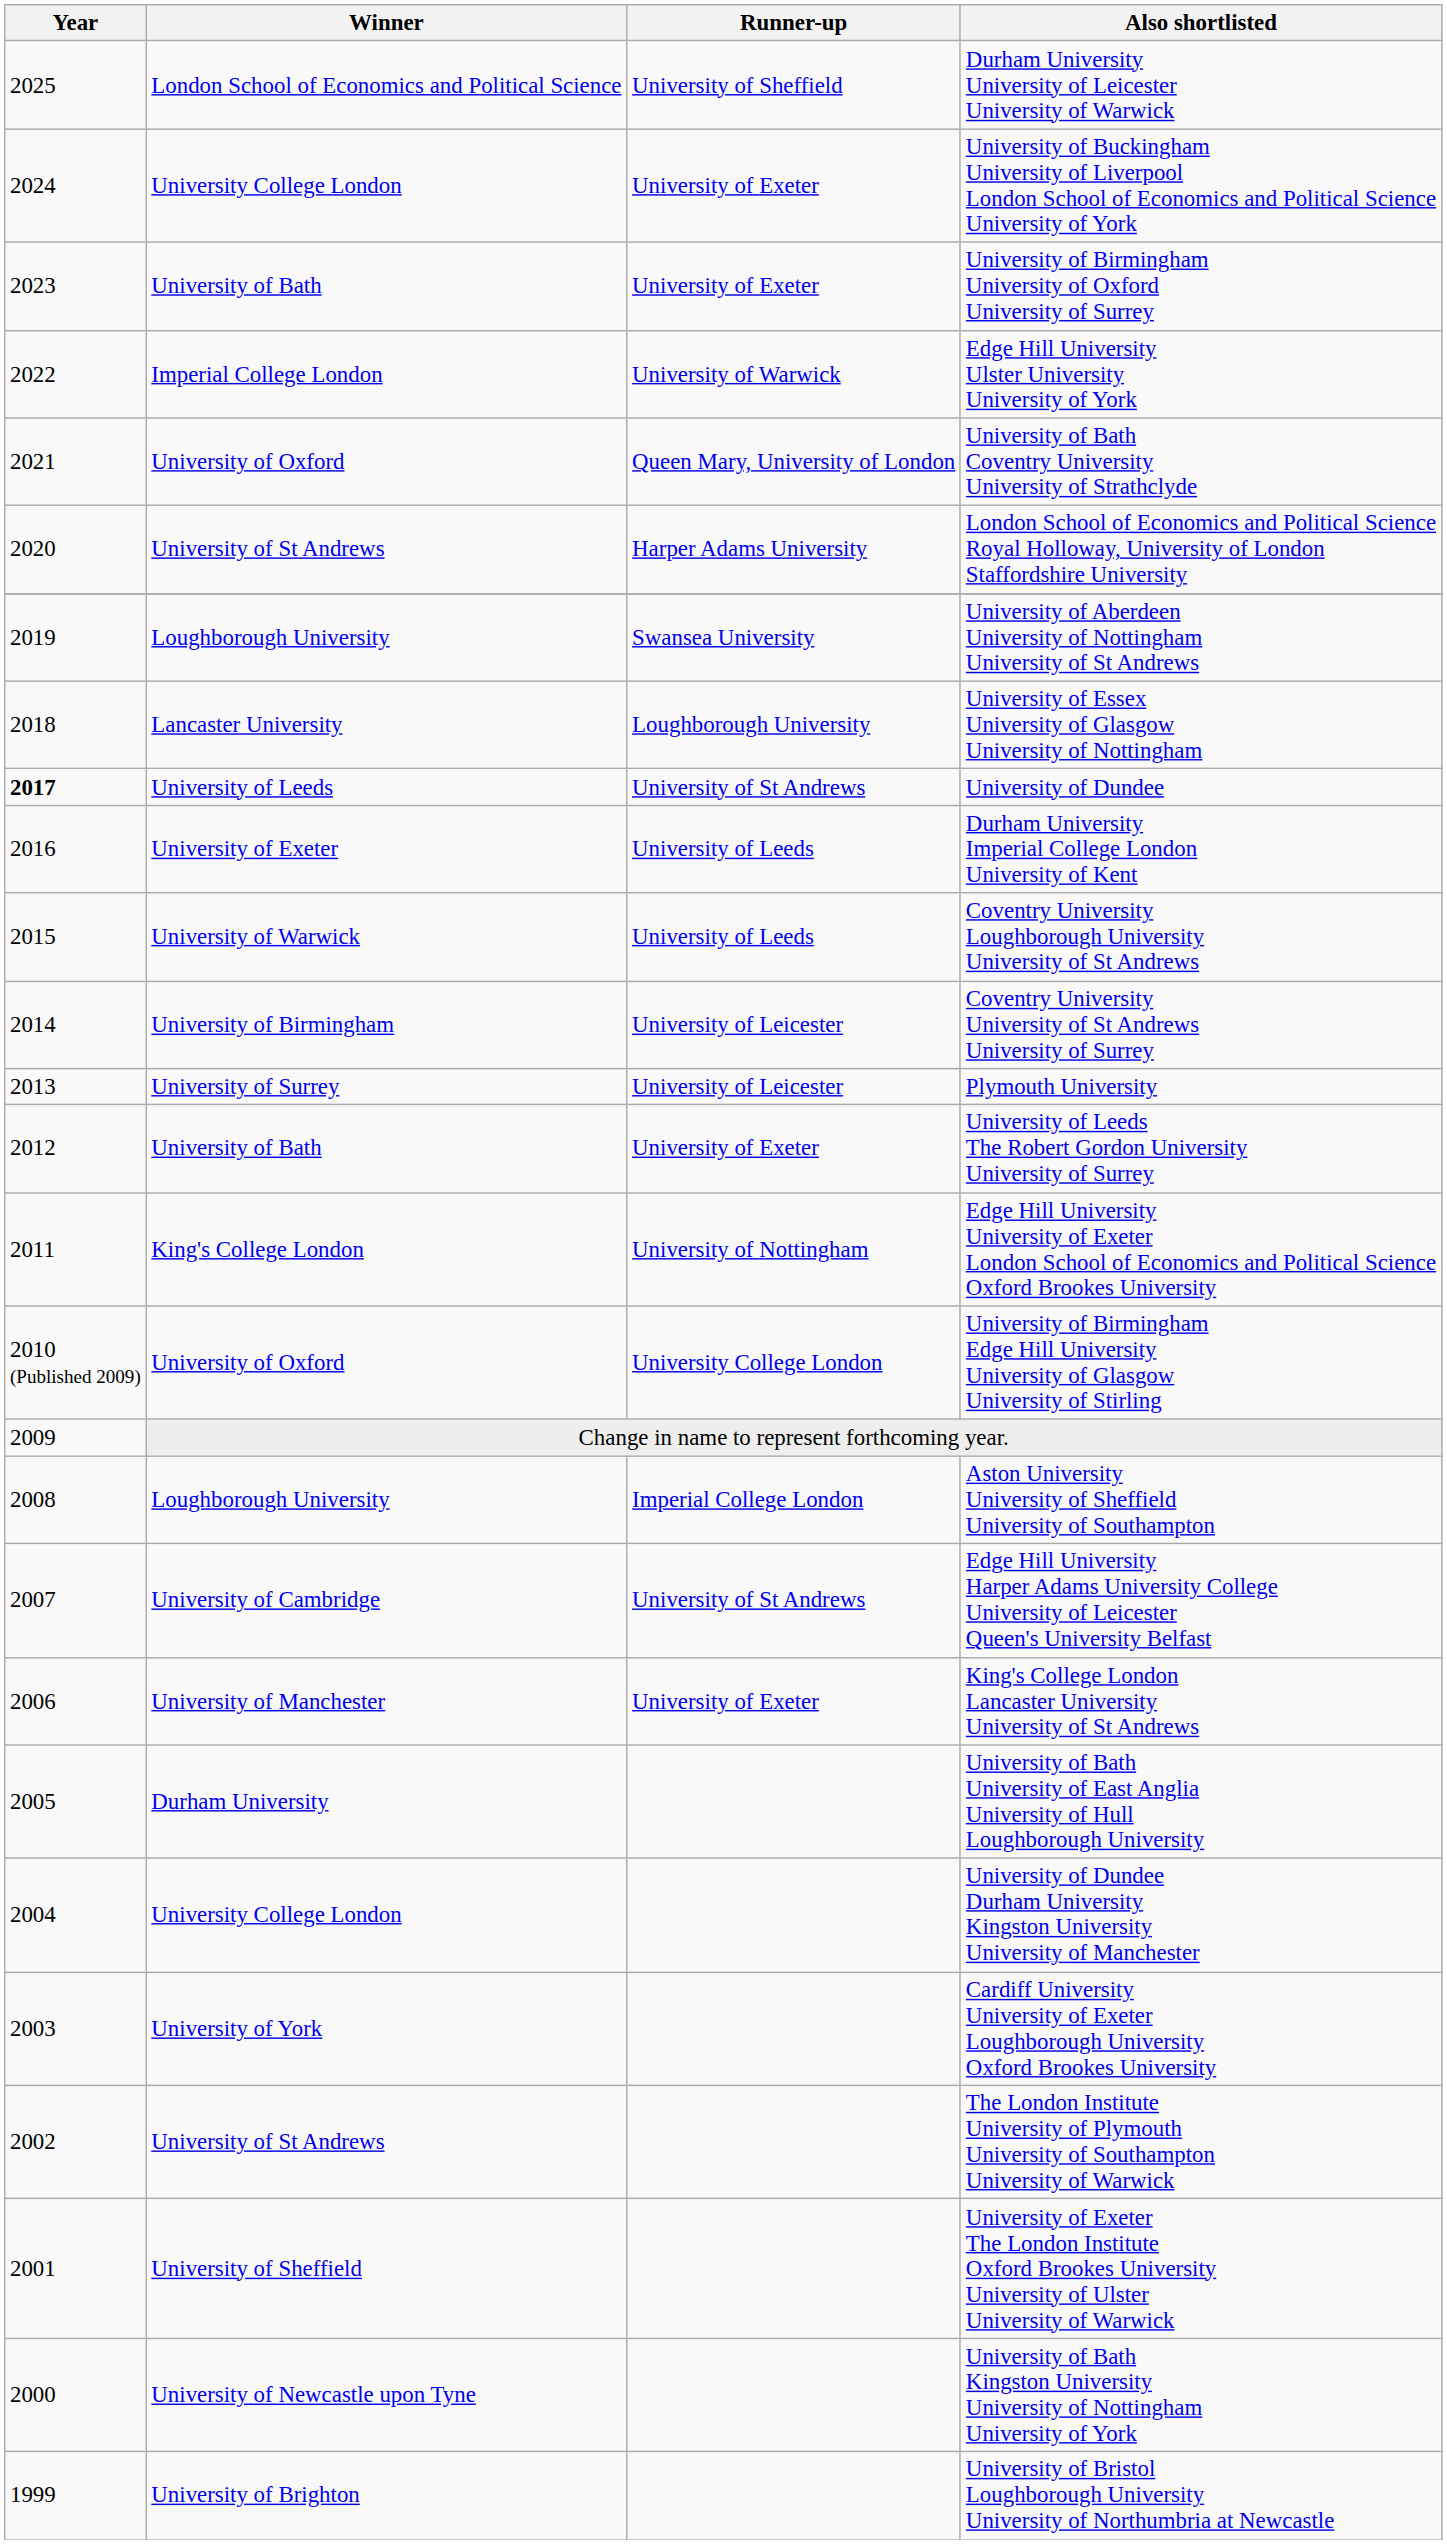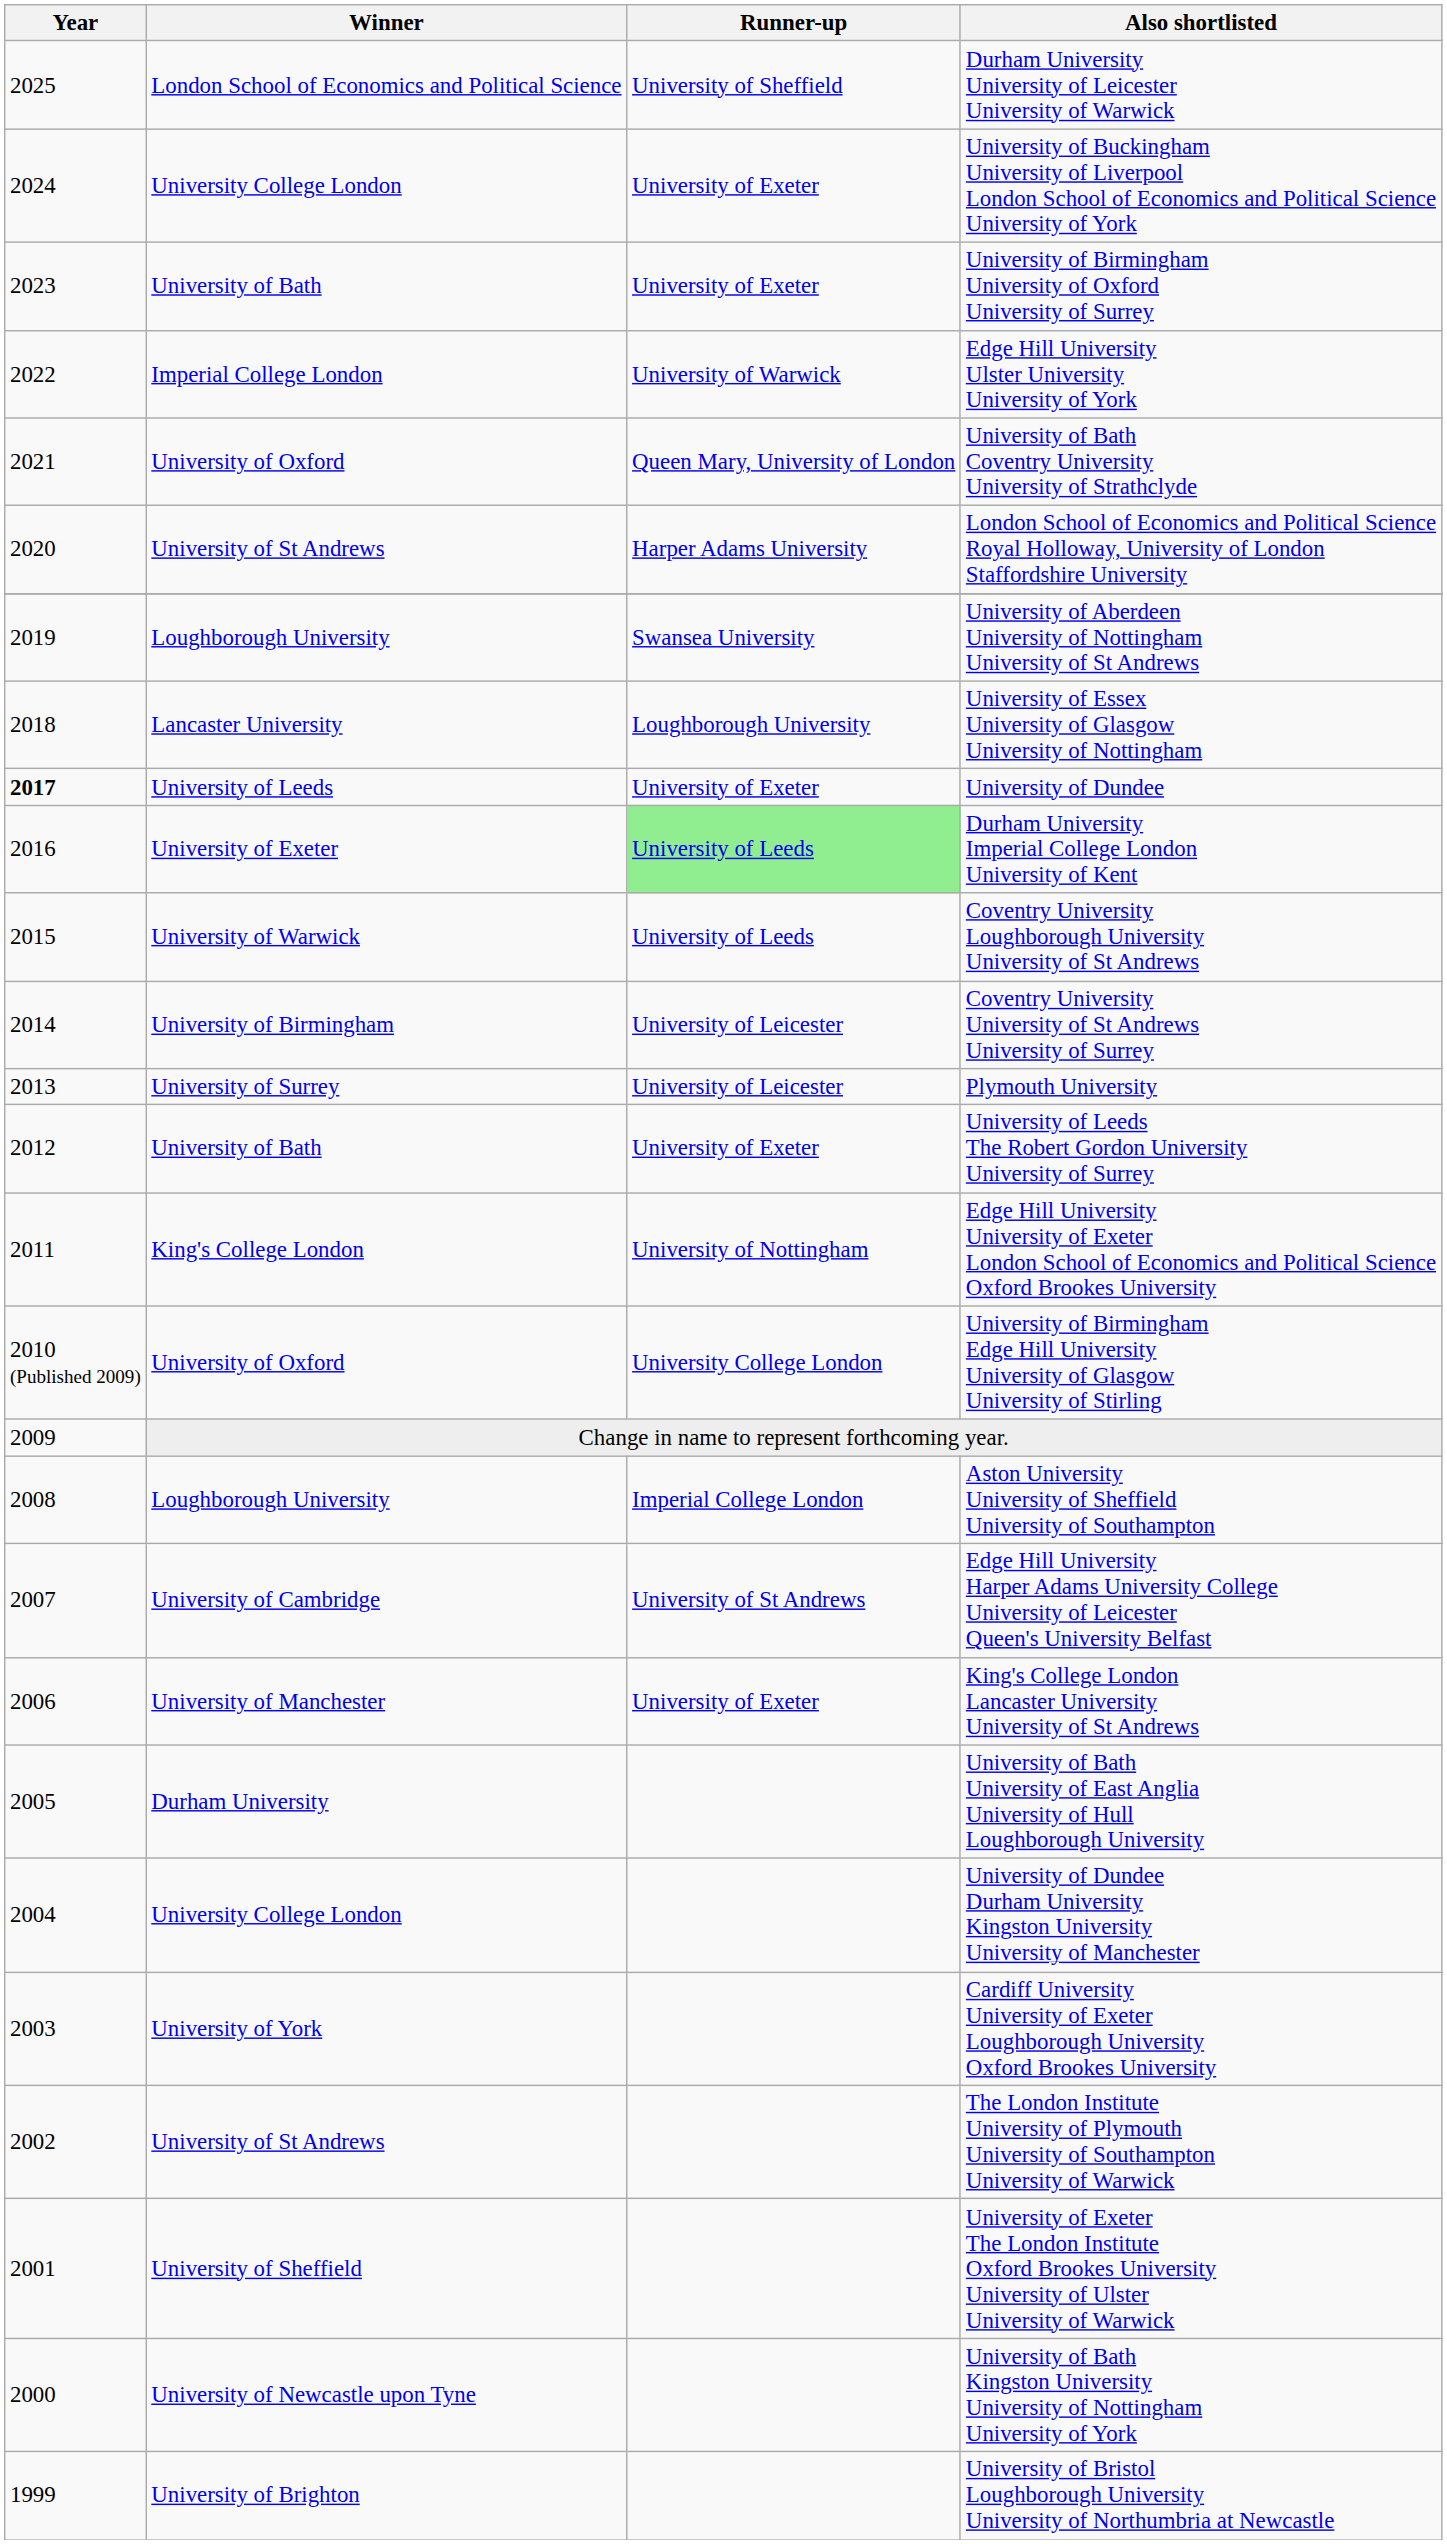(749, 786) University of St Andrews -> (725, 786) University of Exeter
(723, 848) no background -> (723, 848) lightgreen background
